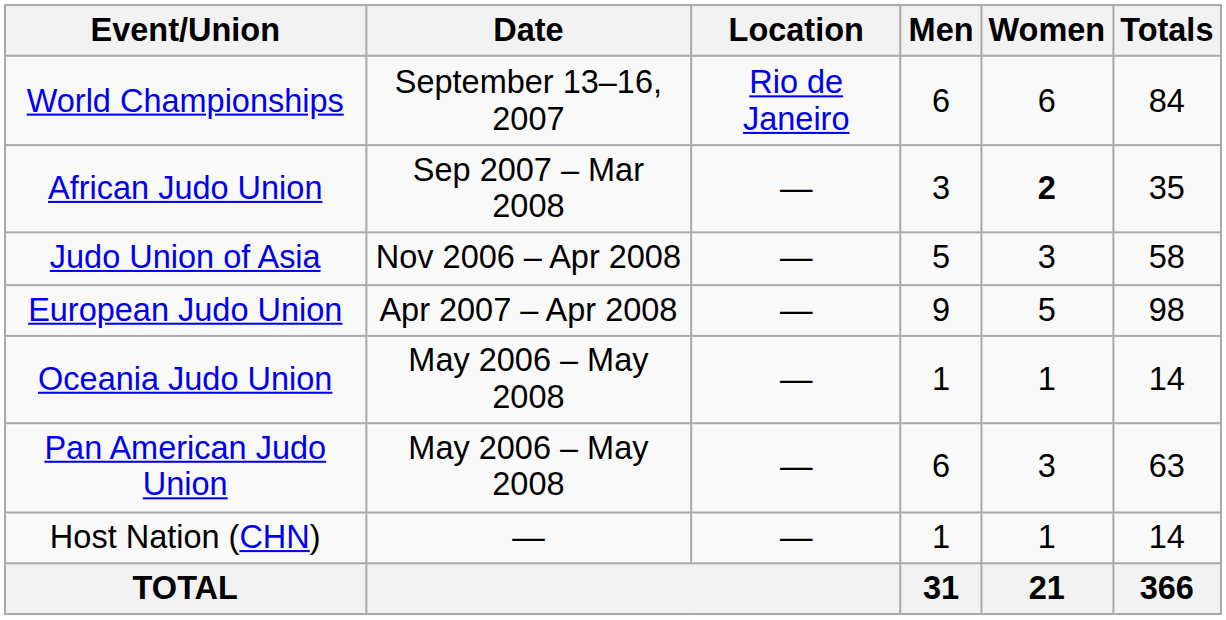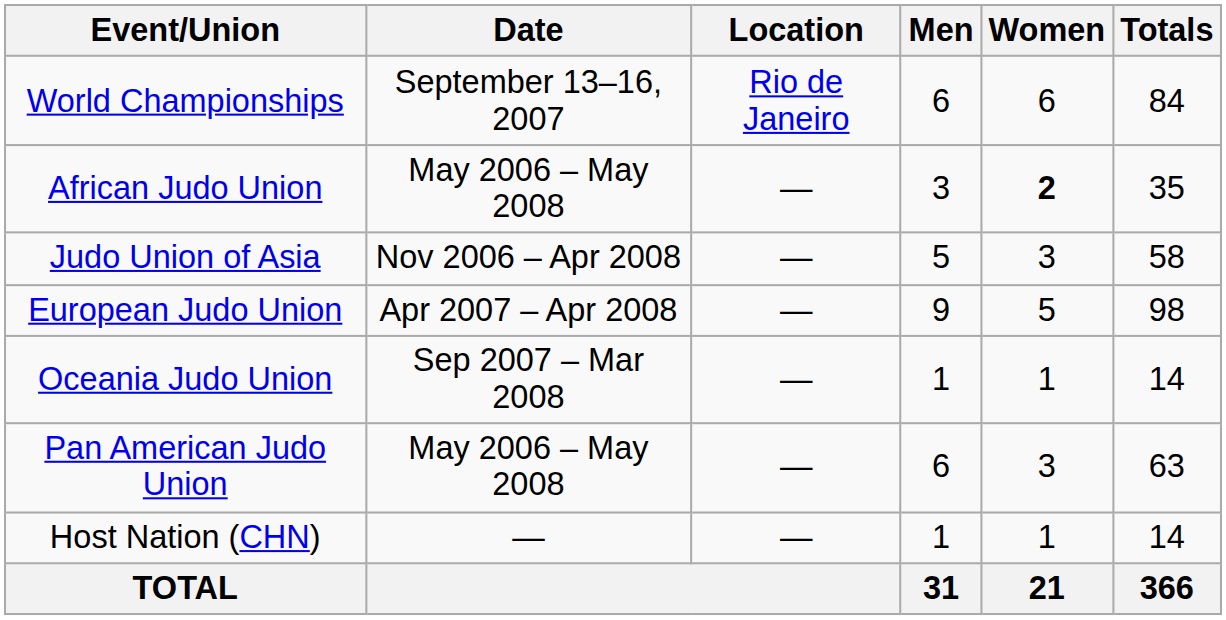(528, 188) Sep 2007 – Mar 2008 -> (528, 188) May 2006 – May 2008
(528, 379) May 2006 – May 2008 -> (528, 379) Sep 2007 – Mar 2008
